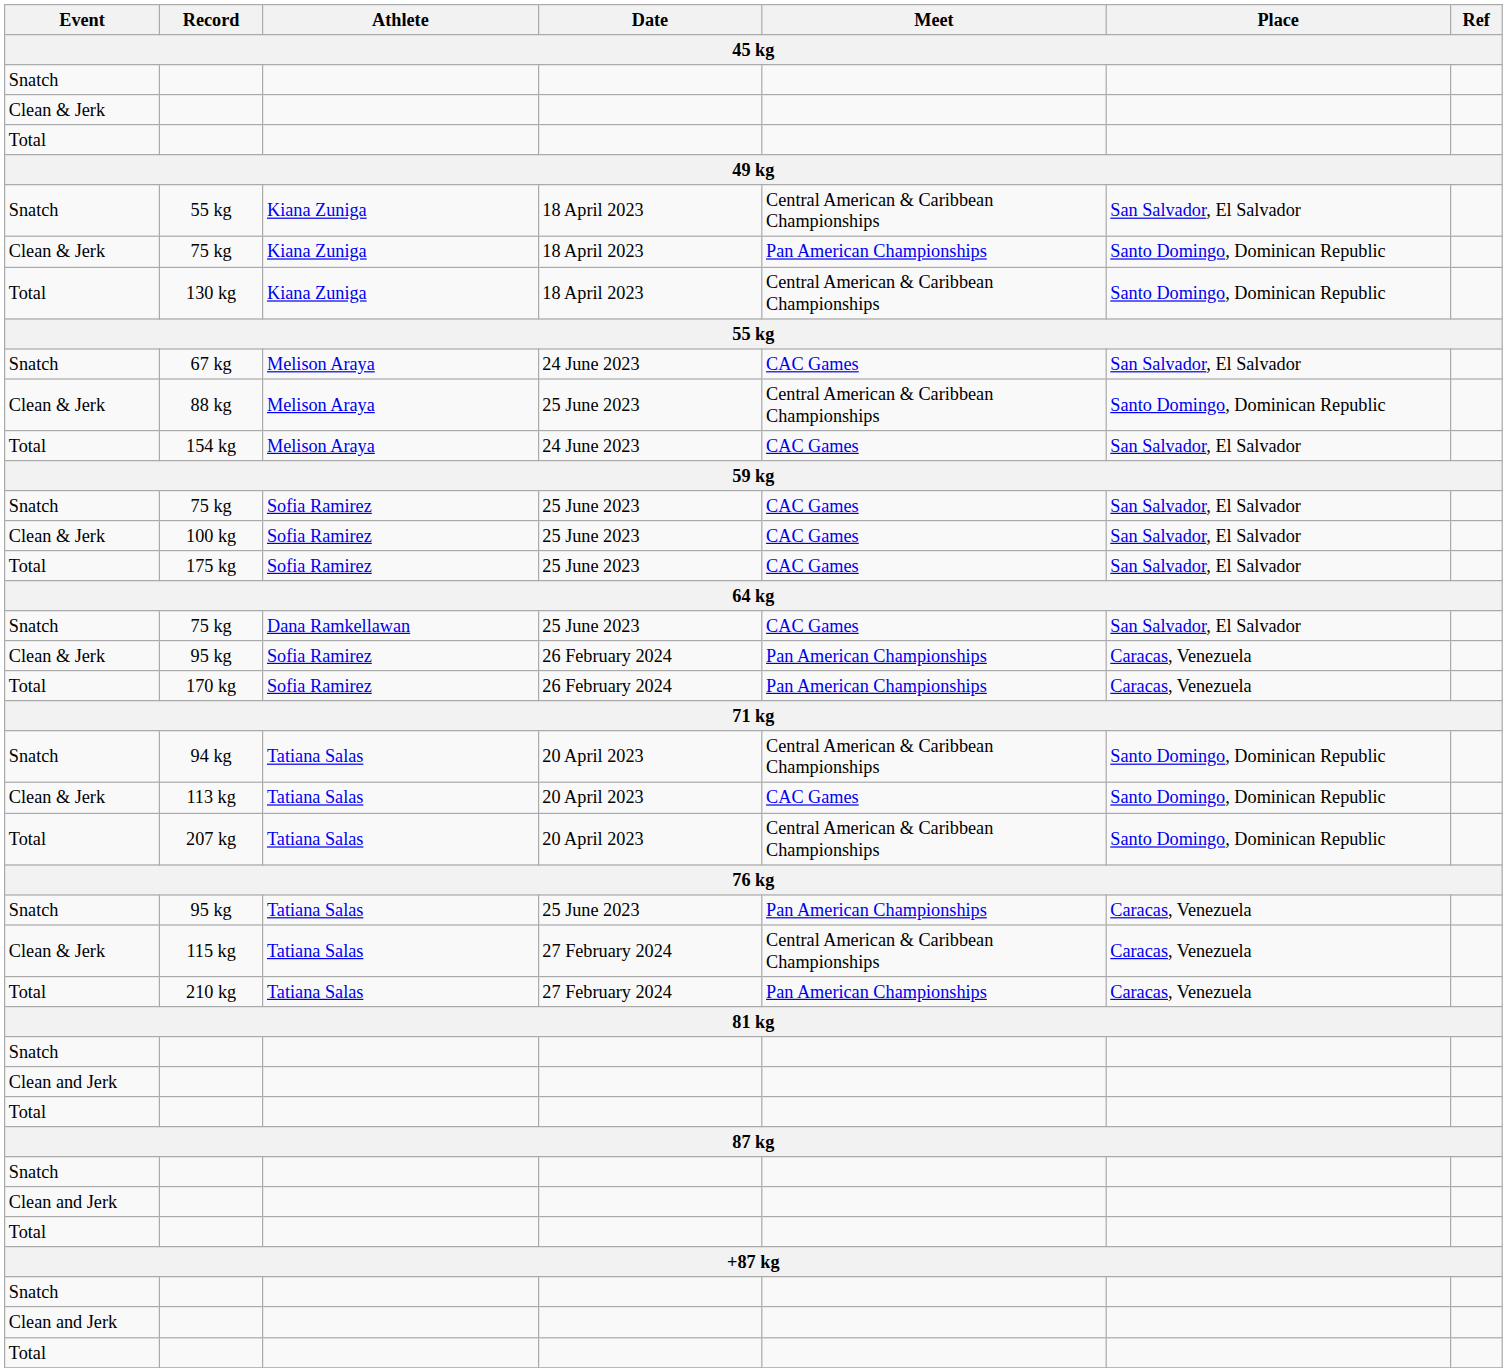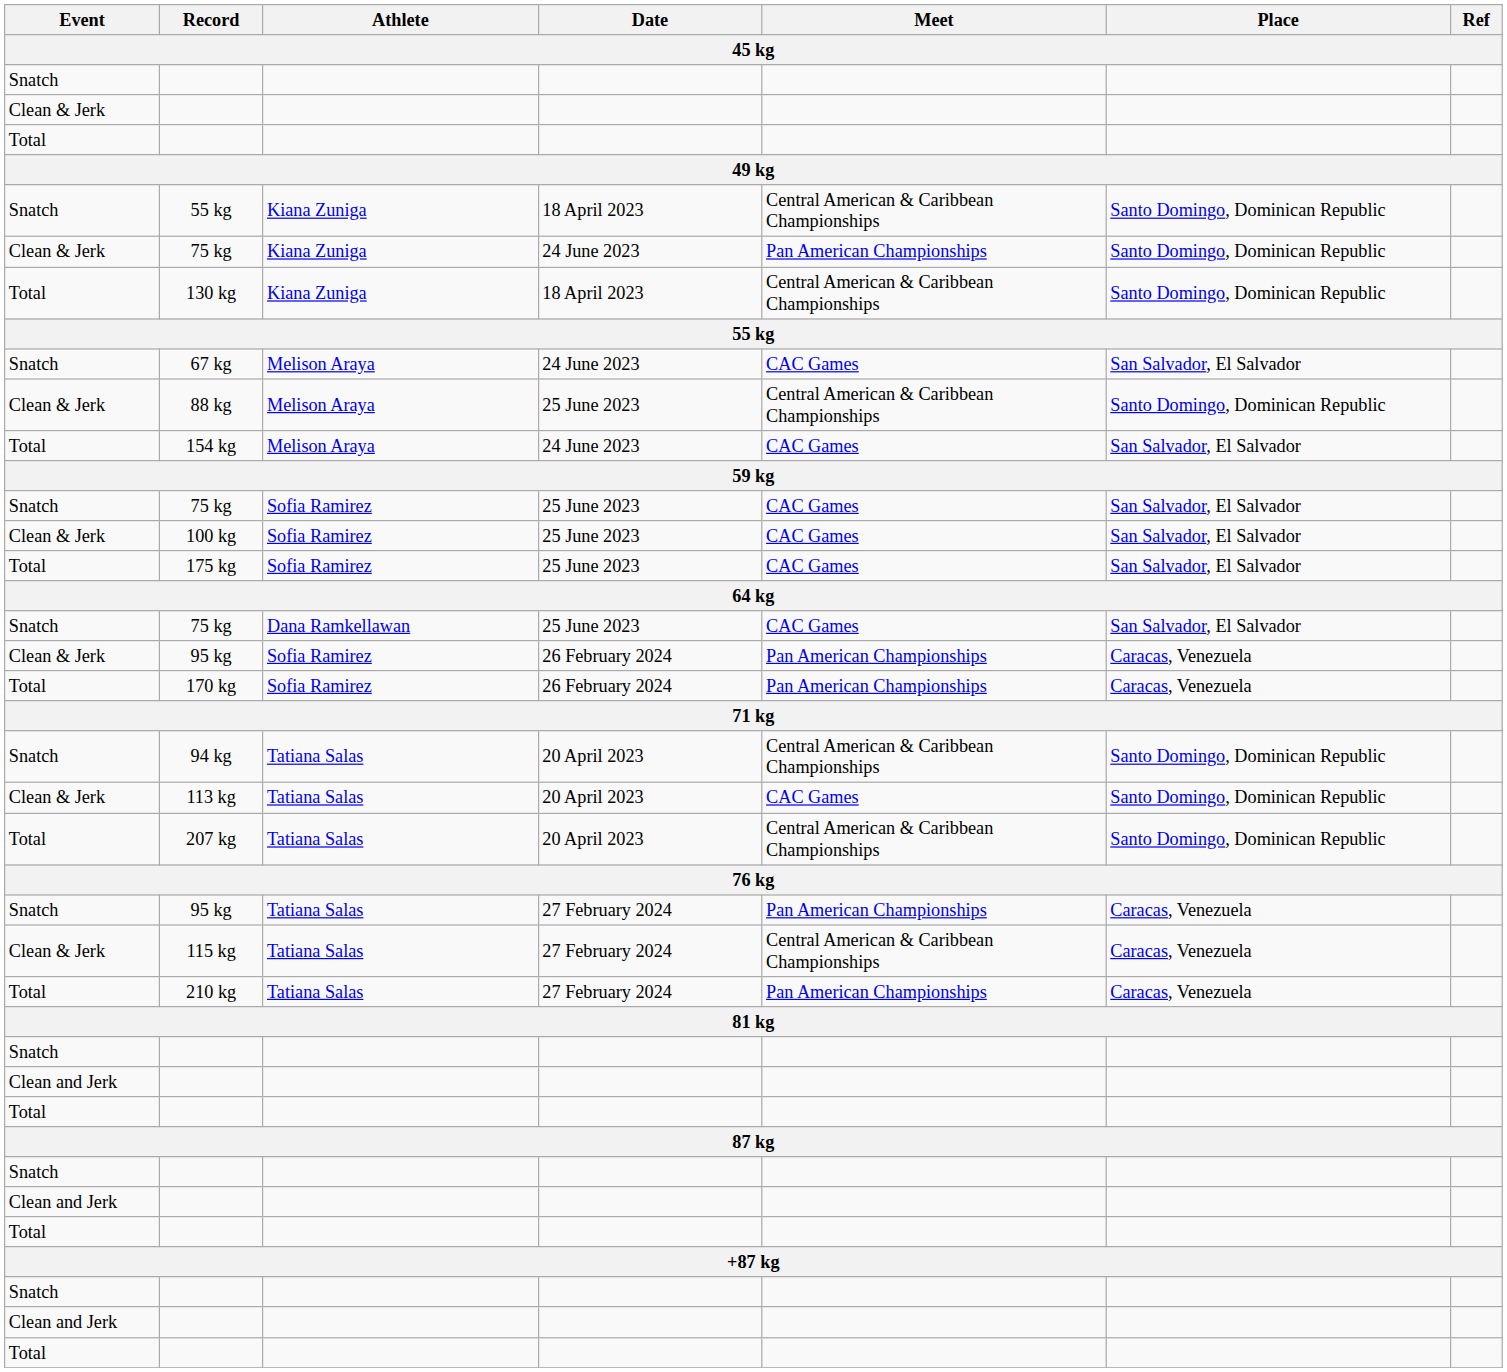(1206, 210) San Salvador, El Salvador -> (1248, 210) Santo Domingo, Dominican Republic
(593, 251) 18 April 2023 -> (591, 251) 24 June 2023
(591, 909) 25 June 2023 -> (607, 909) 27 February 2024
